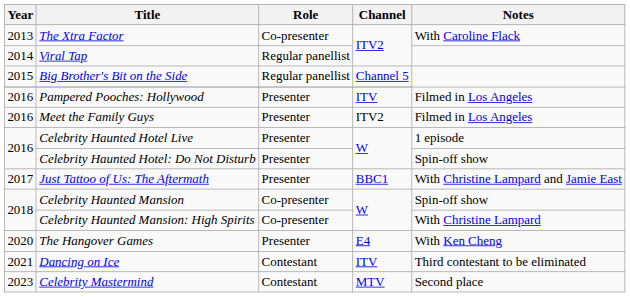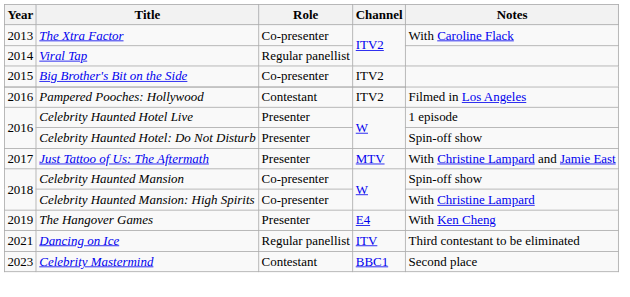(306, 76) Regular panellist -> (295, 76) Co-presenter
(382, 76) Channel 5 -> (370, 76) ITV2
(286, 96) Presenter -> (289, 96) Contestant
(367, 96) ITV -> (370, 96) ITV2
- row: (97, 117)
(372, 179) BBC1 -> (370, 158) MTV
(20, 240) 2020 -> (20, 220) 2019
(289, 261) Contestant -> (306, 240) Regular panellist
(370, 281) MTV -> (372, 261) BBC1
